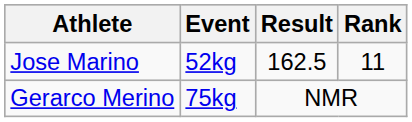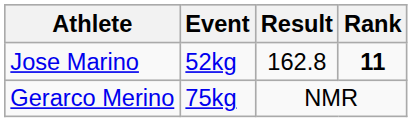(297, 61) 162.5 -> (297, 61) 162.8
(373, 61) normal -> (373, 61) bold
